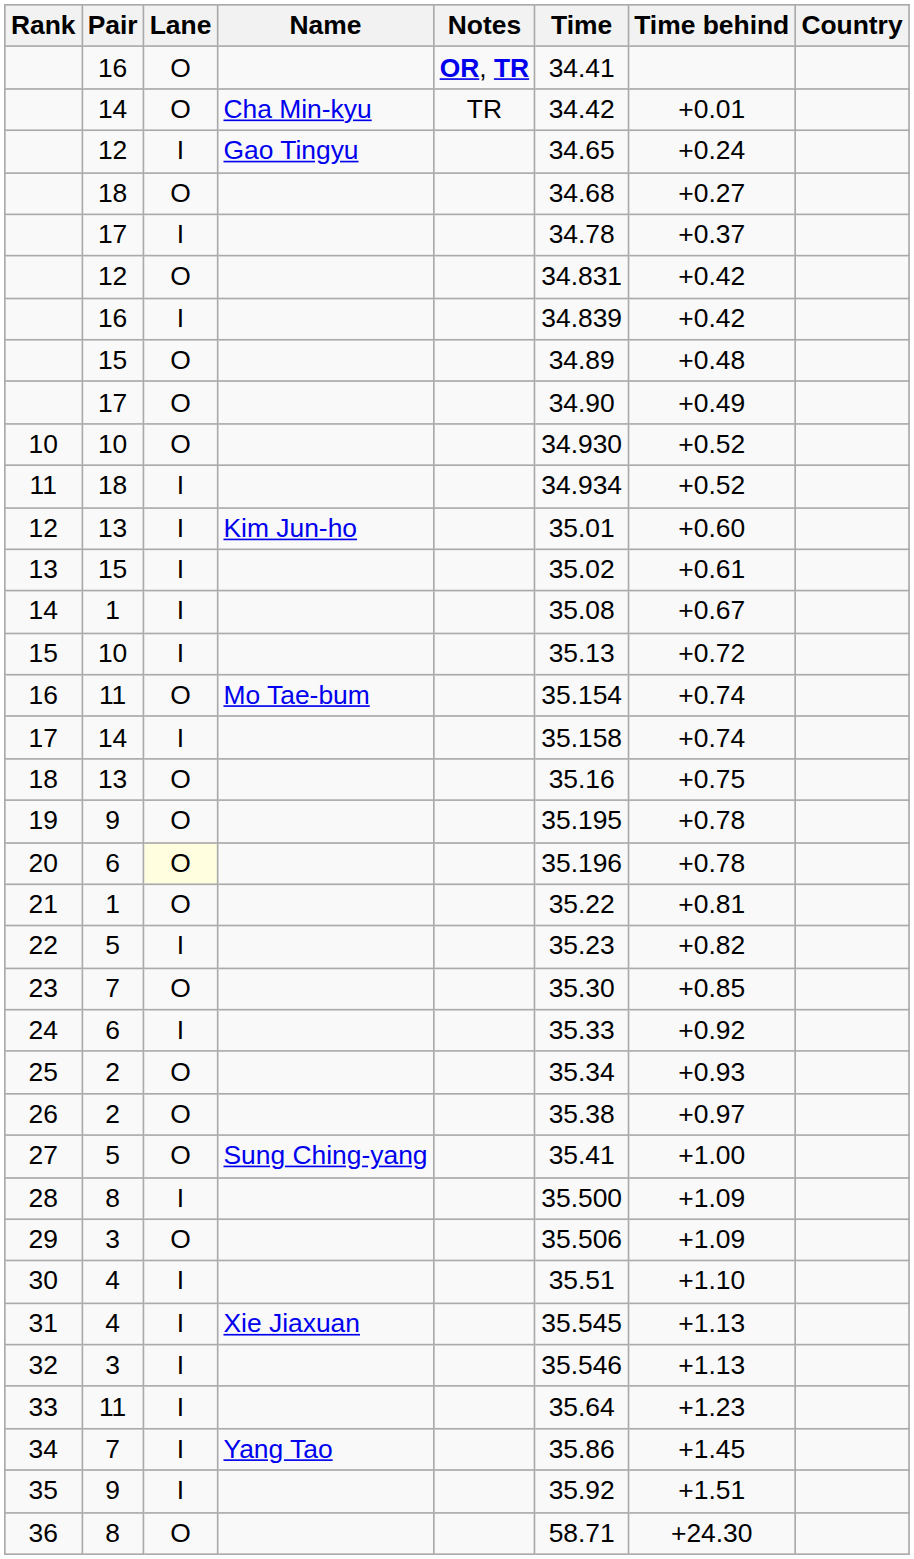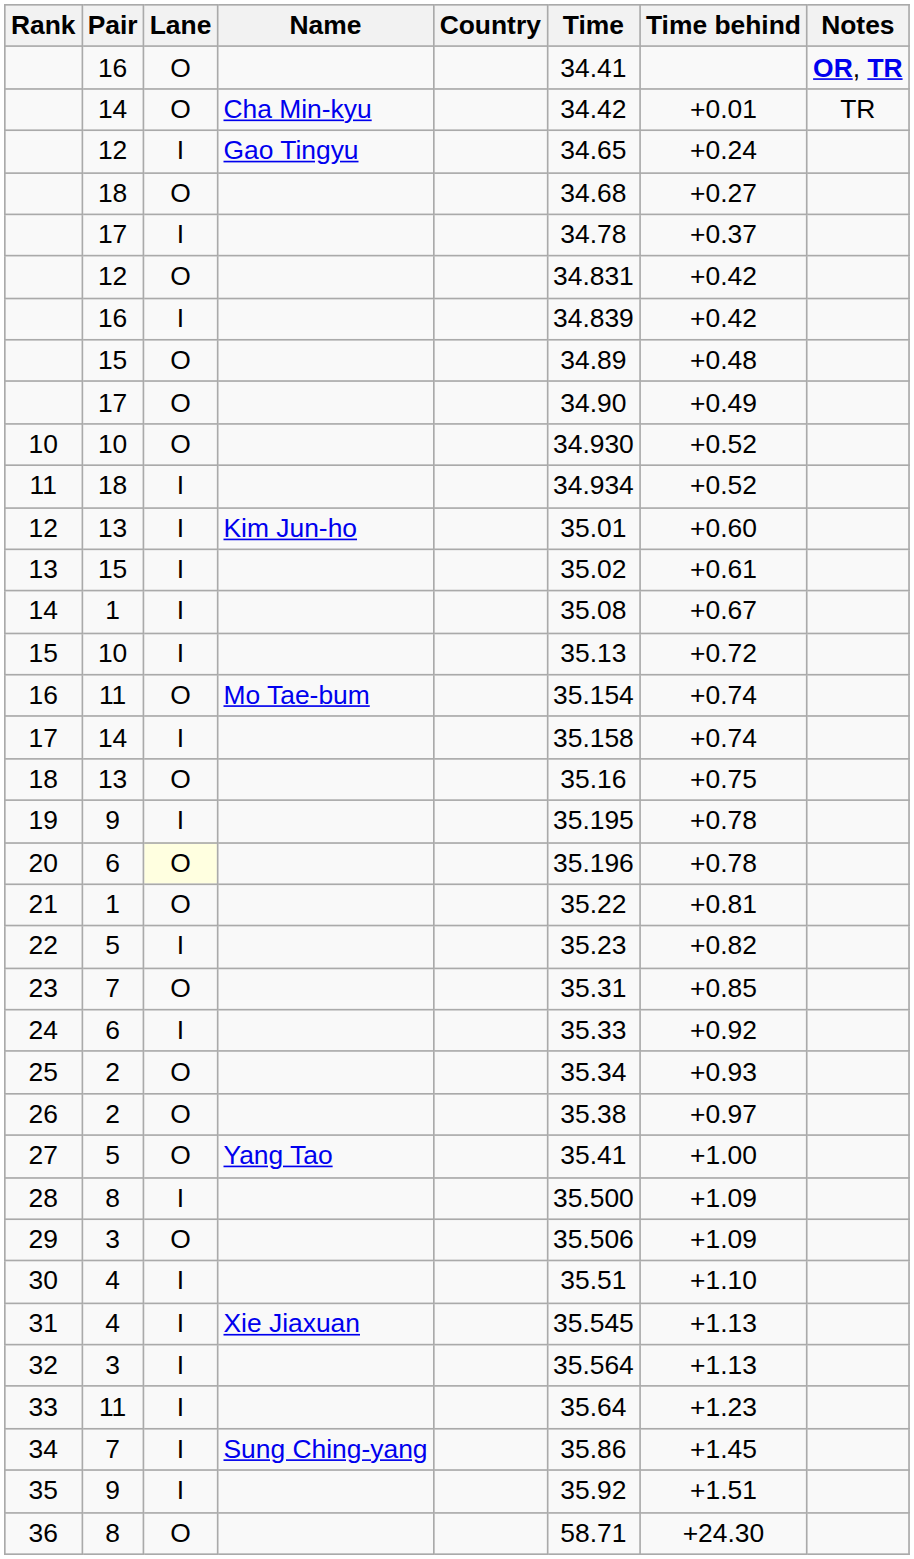columns swapped: (852, 25) <-> (484, 25)
(181, 820) O -> (181, 820) I
(582, 988) 35.30 -> (593, 988) 35.31
(326, 1155) Sung Ching-yang -> (278, 1155) Yang Tao
(582, 1365) 35.546 -> (593, 1365) 35.564
(278, 1448) Yang Tao -> (326, 1448) Sung Ching-yang
